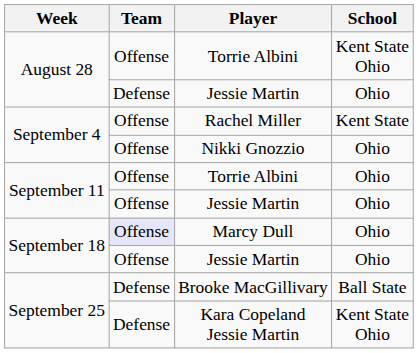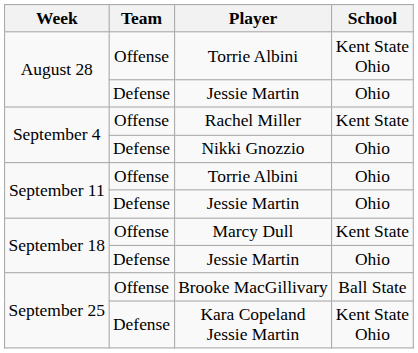(142, 148) Offense -> (142, 148) Defense
(142, 203) Offense -> (142, 203) Defense
(142, 231) lavender background -> (142, 231) no background
(372, 231) Ohio -> (372, 231) Kent State
(142, 259) Offense -> (142, 259) Defense
(142, 286) Defense -> (142, 286) Offense
